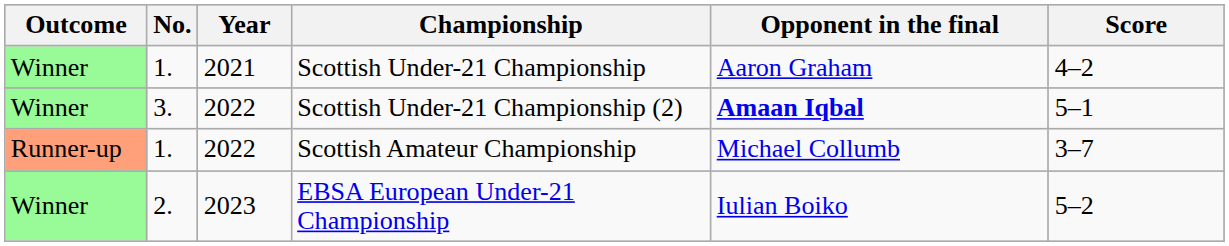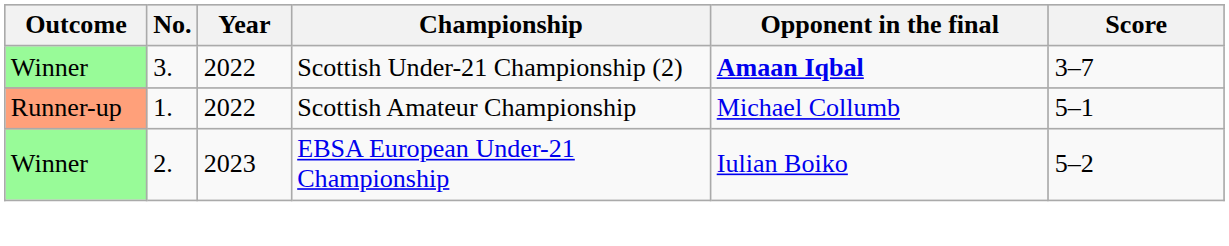- row: (472, 66)
(1074, 107) 5–1 -> (1074, 66) 3–7
(1074, 149) 3–7 -> (1074, 107) 5–1
